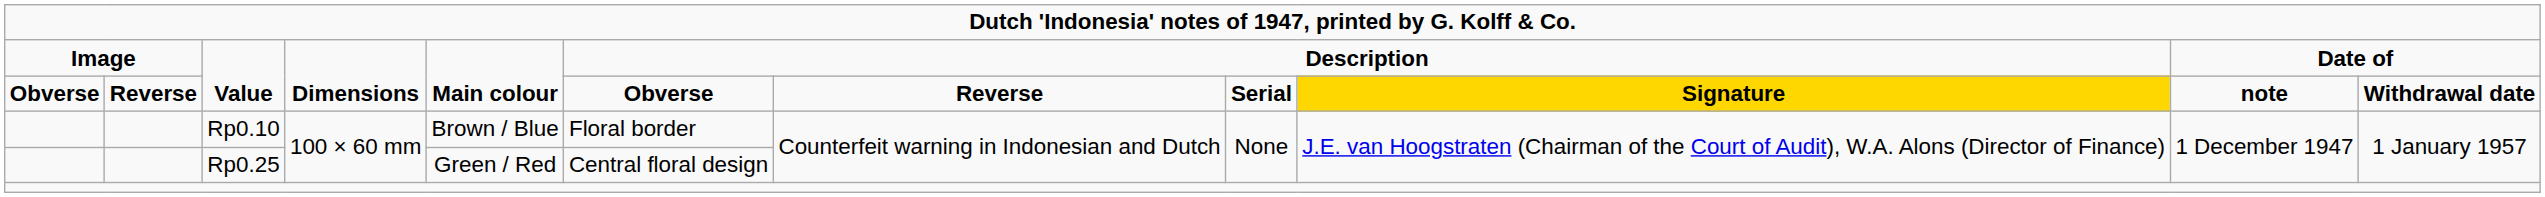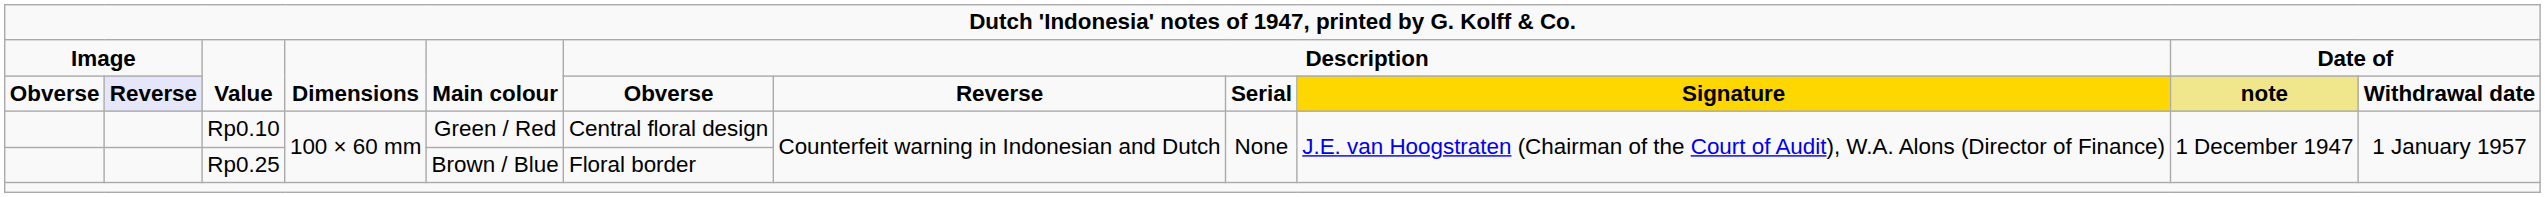(153, 93) no background -> (153, 93) lavender background
(2264, 93) no background -> (2264, 93) khaki background
(495, 128) Brown / Blue -> (495, 128) Green / Red
(632, 128) Floral border -> (669, 128) Central floral design
(495, 164) Green / Red -> (495, 164) Brown / Blue
(669, 164) Central floral design -> (632, 164) Floral border
